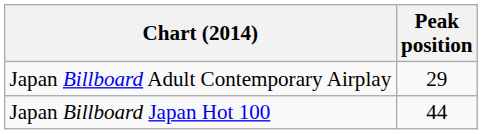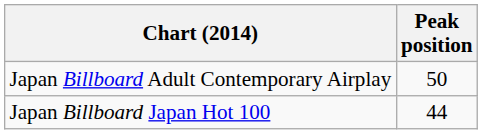(437, 78) 29 -> (437, 78) 50
